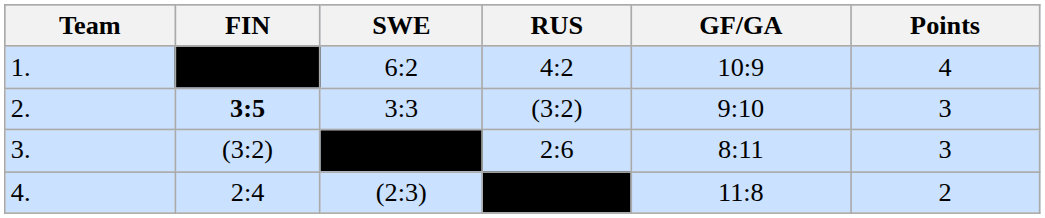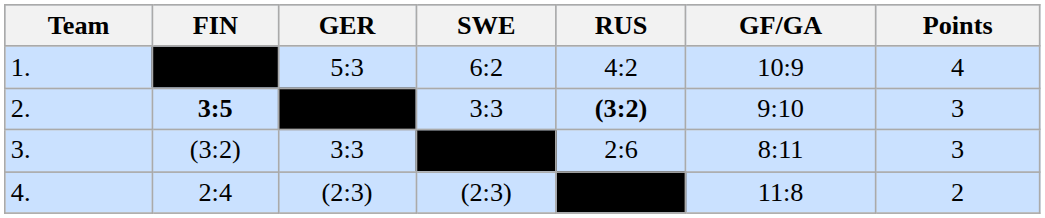+ column: (347, 25)
(557, 108) normal -> (621, 108) bold
